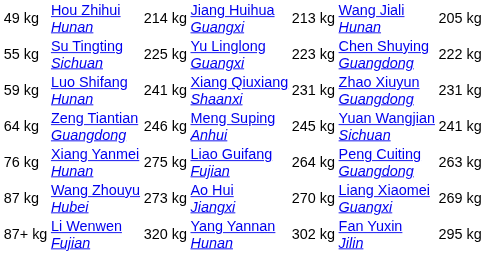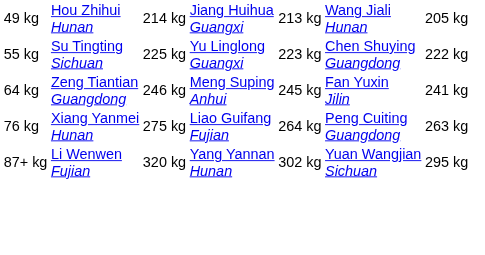- row: (21, 90)
(387, 126) Yuan Wangjian Sichuan -> (357, 90) Fan Yuxin Jilin
- row: (21, 198)
(370, 234) Fan Yuxin Jilin -> (373, 162) Yuan Wangjian Sichuan
